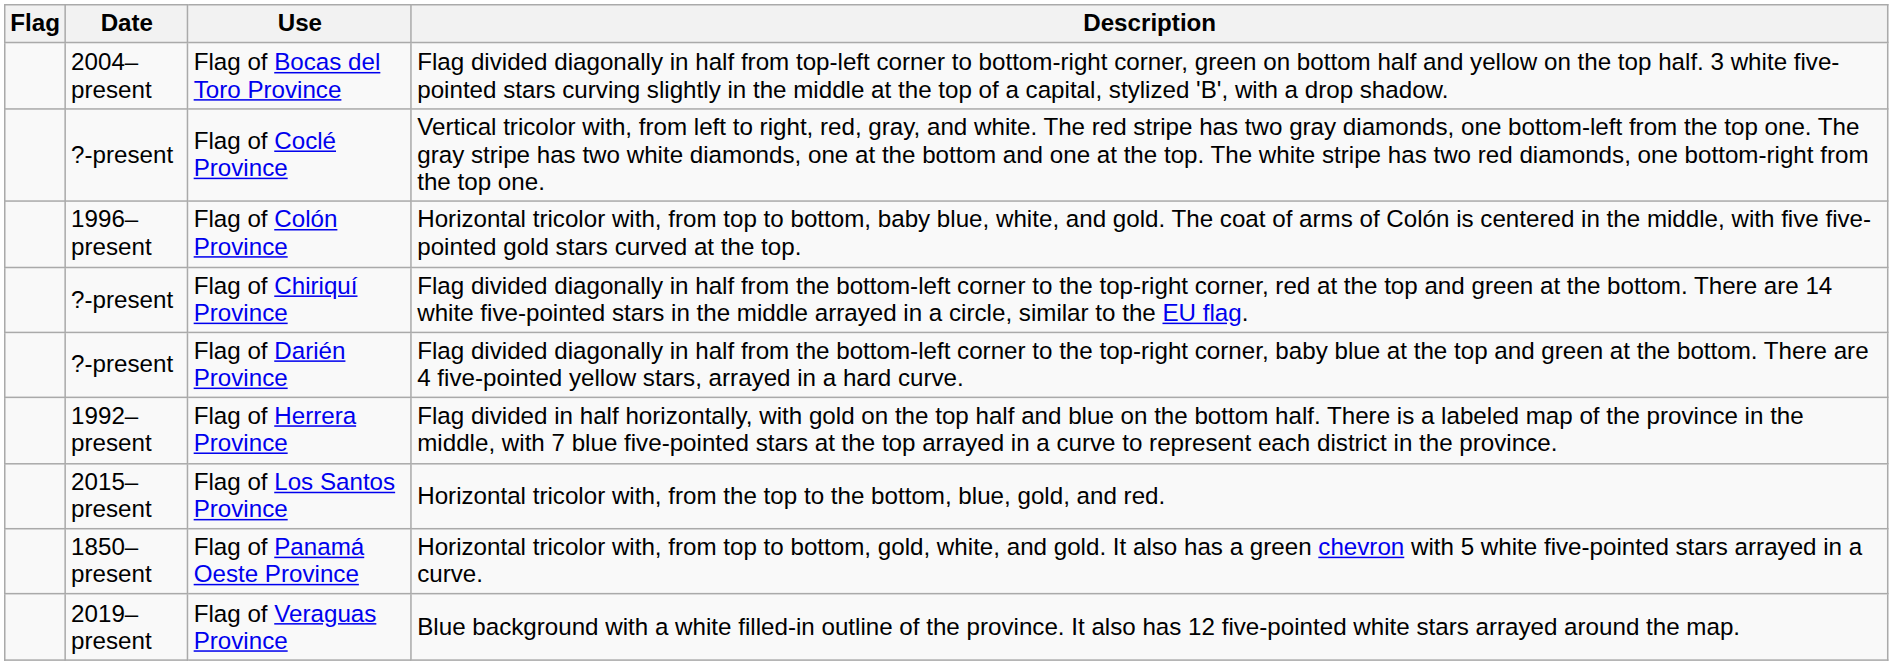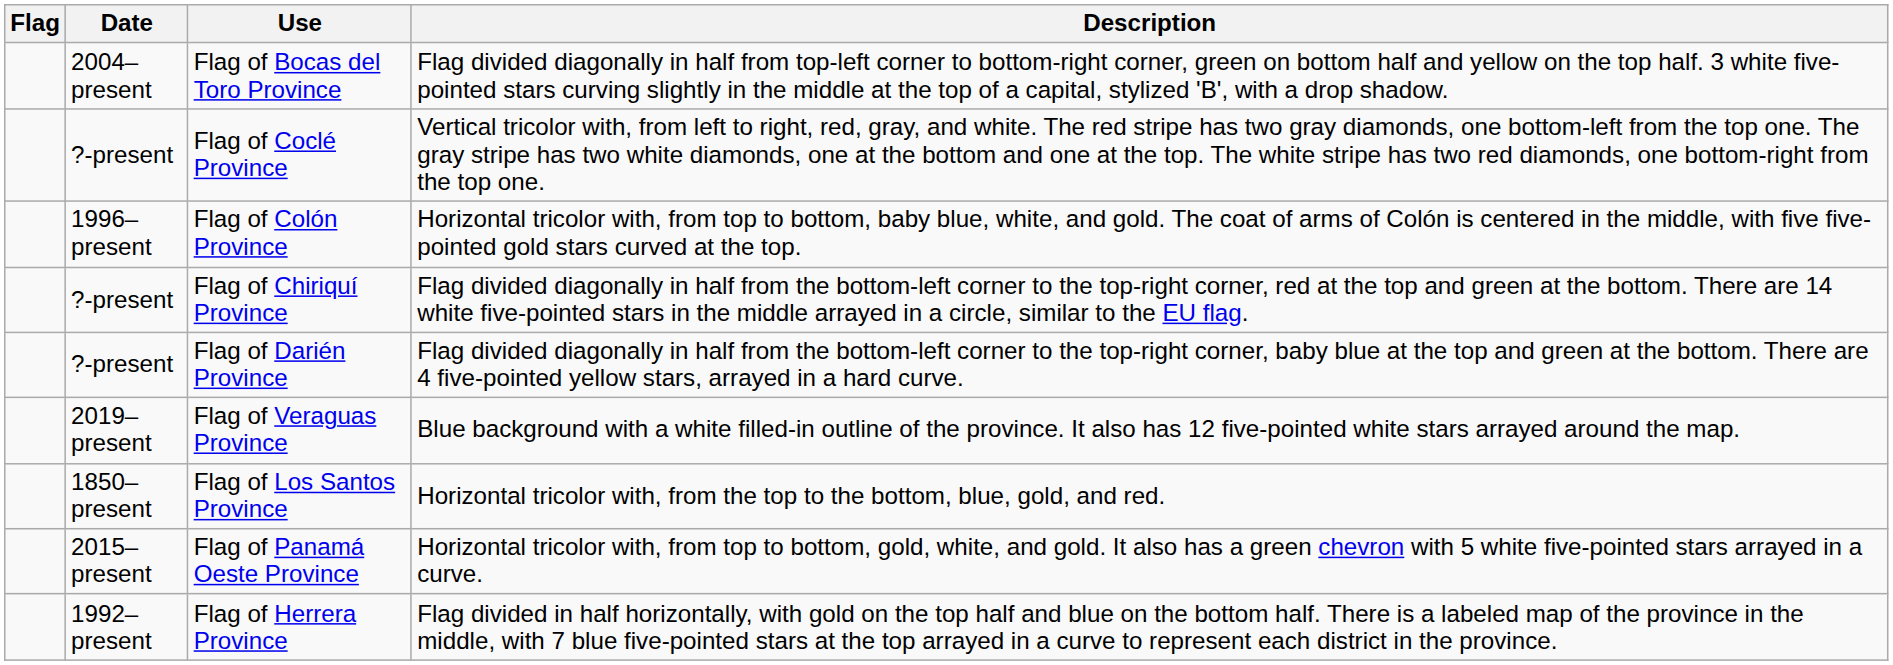rows swapped: (275, 430) <-> (285, 626)
(111, 495) 2015–present -> (111, 495) 1850–present
(111, 561) 1850–present -> (111, 561) 2015–present
